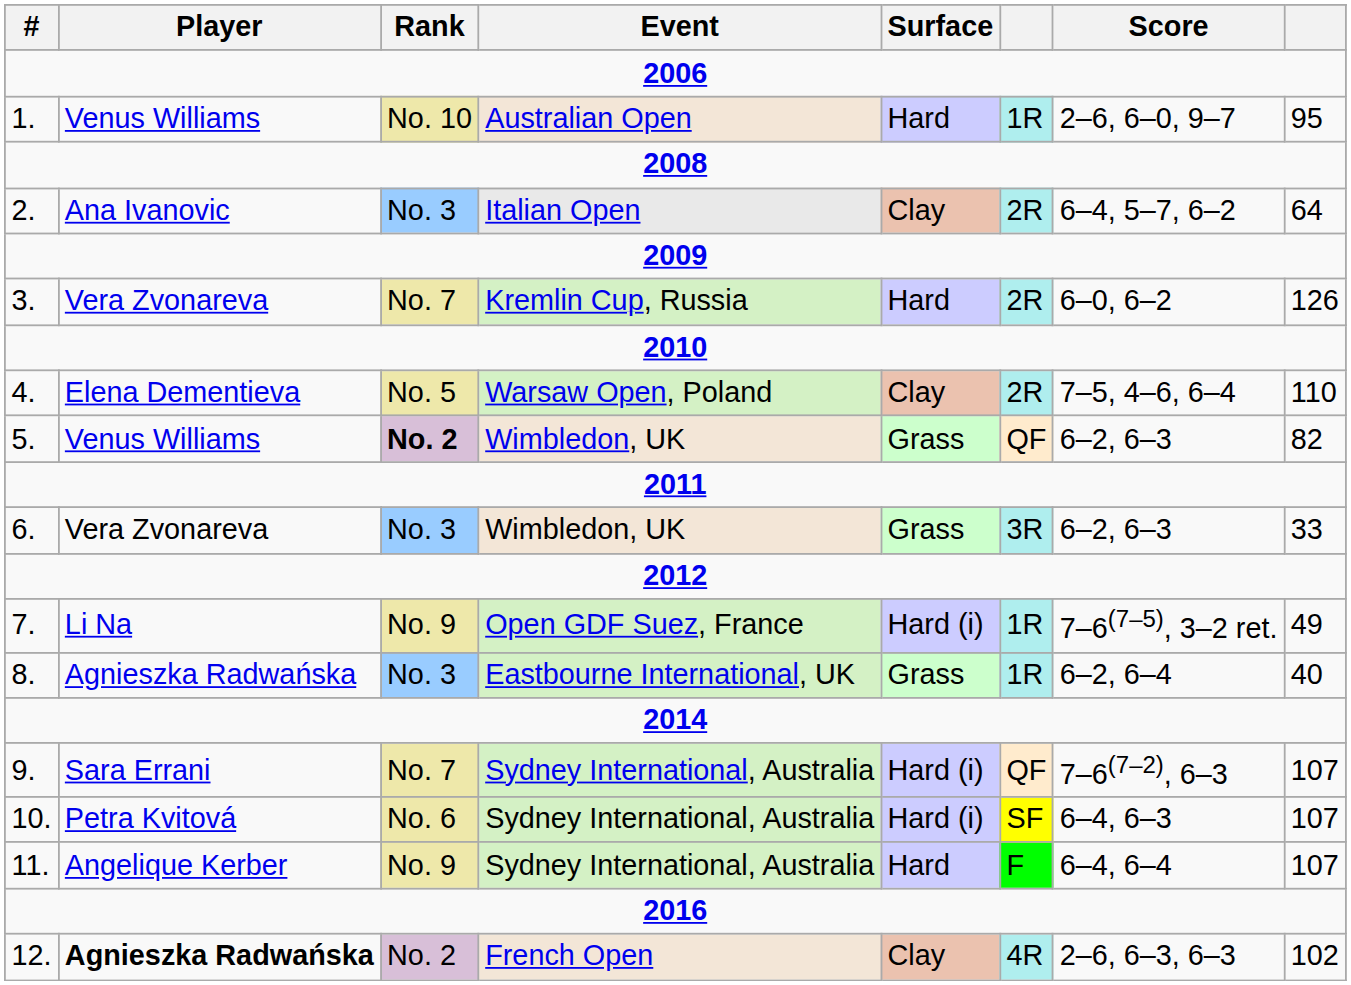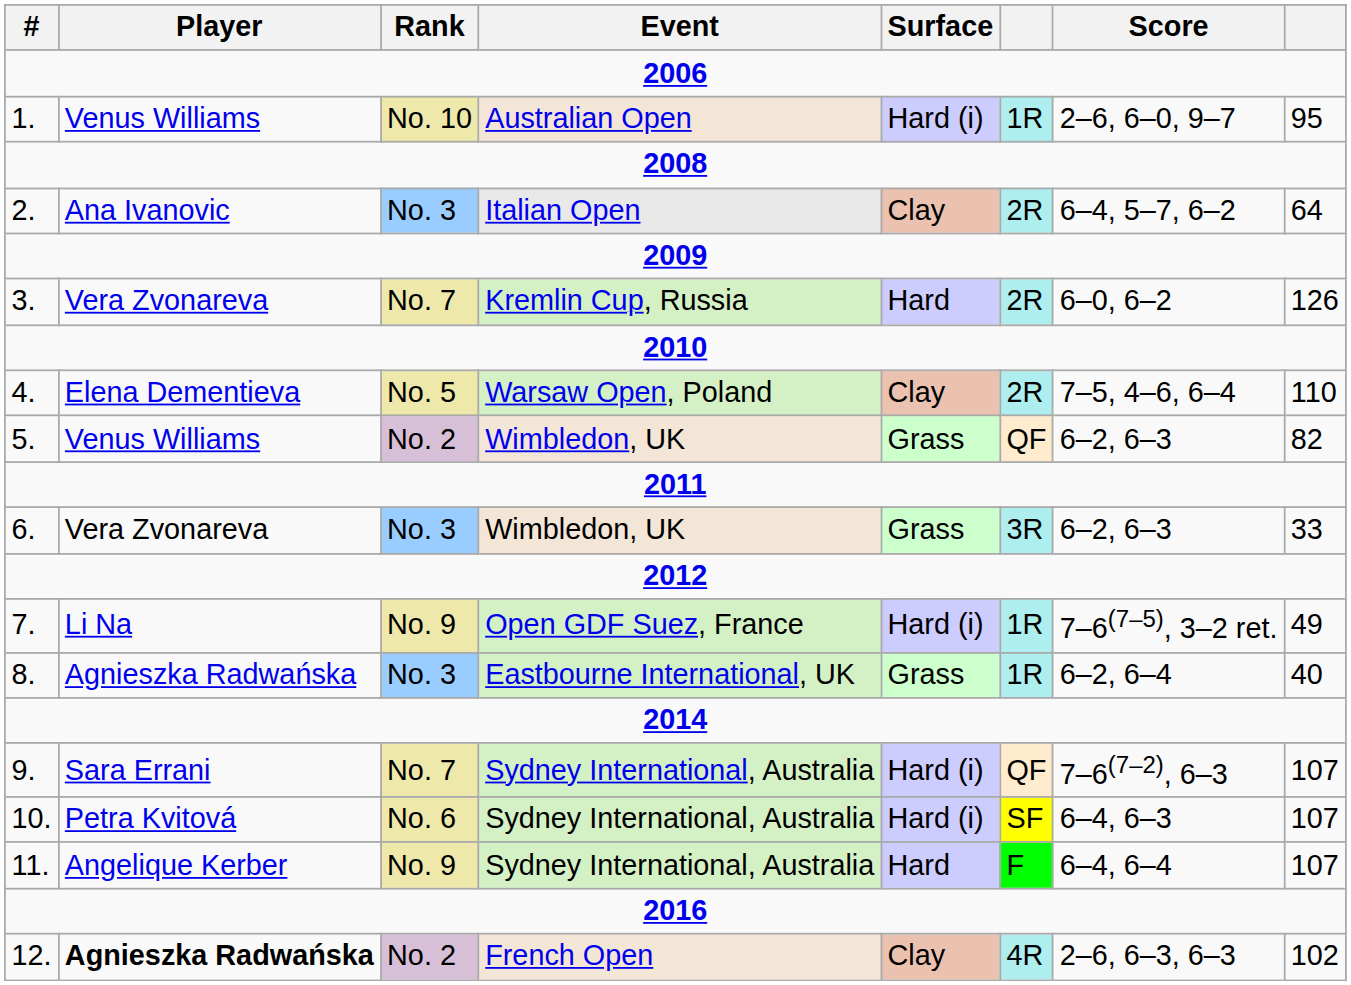(919, 118) Hard -> (936, 118) Hard (i)
(422, 438) bold -> (421, 438) normal
